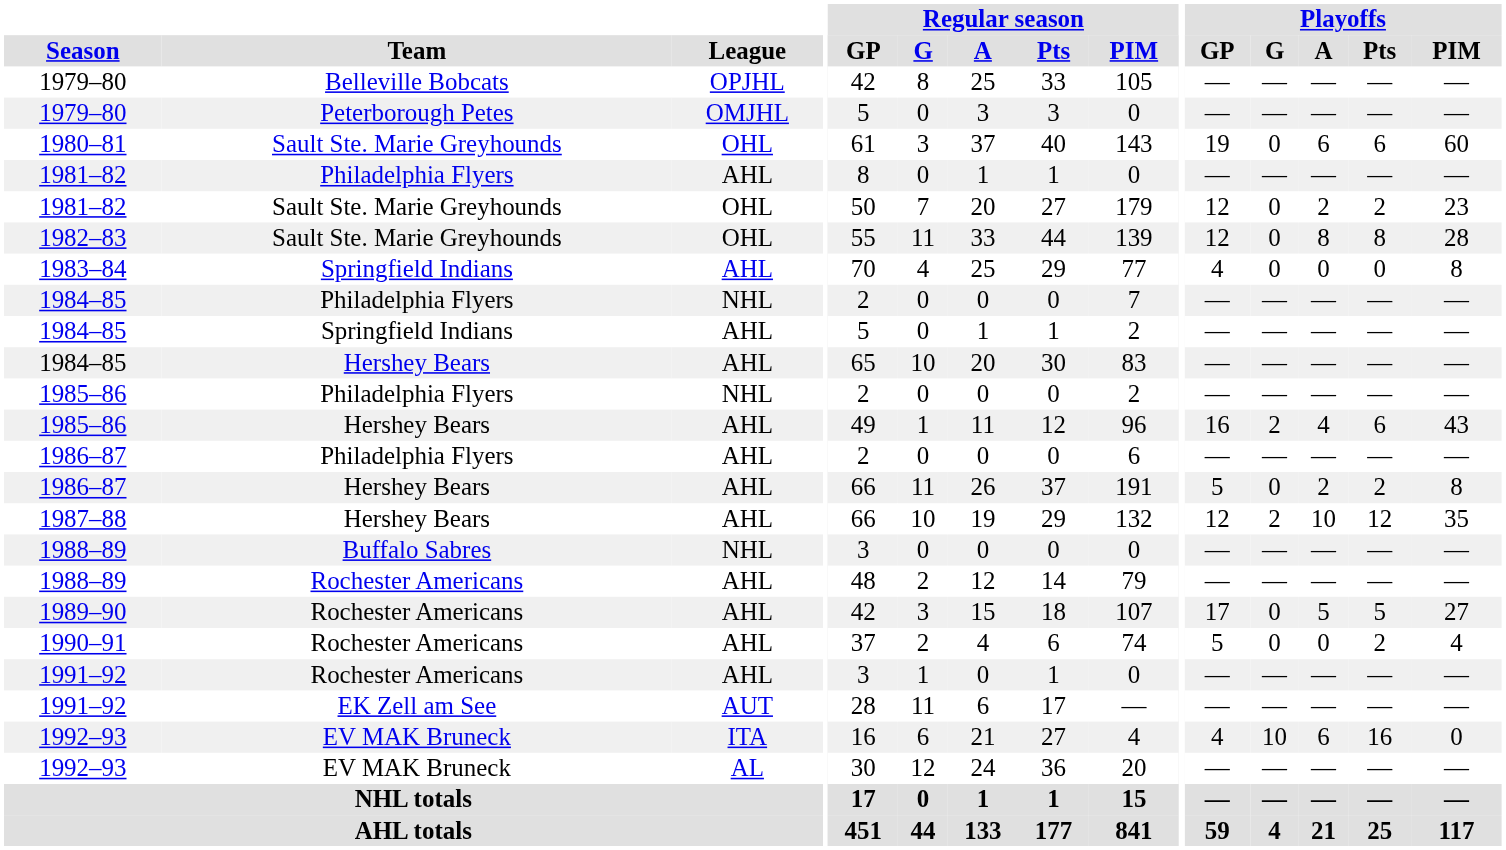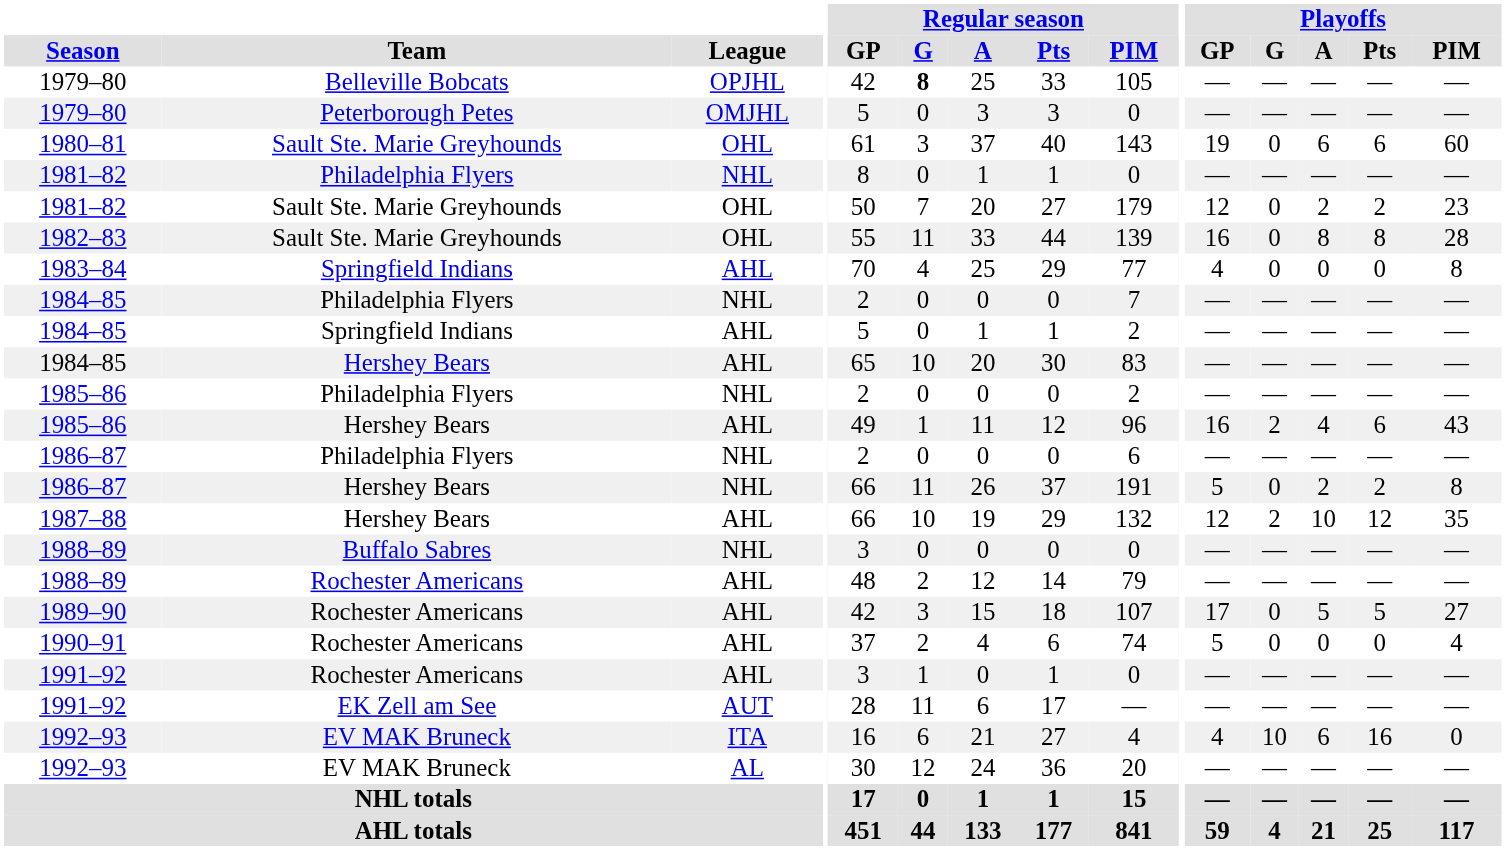(923, 81) normal -> (923, 81) bold
(747, 175) AHL -> (747, 175) NHL
(1217, 237) 12 -> (1217, 237) 16
(747, 456) AHL -> (747, 456) NHL
(747, 487) AHL -> (747, 487) NHL
(1380, 643) 2 -> (1380, 643) 0
